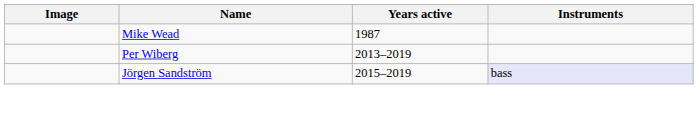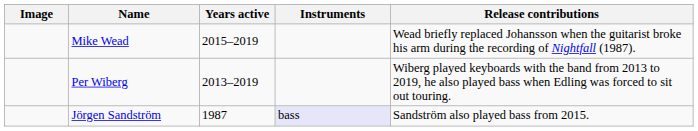+ column: (542, 14)
(368, 34) 1987 -> (230, 41) 2015–2019
(383, 73) 2015–2019 -> (215, 115) 1987
